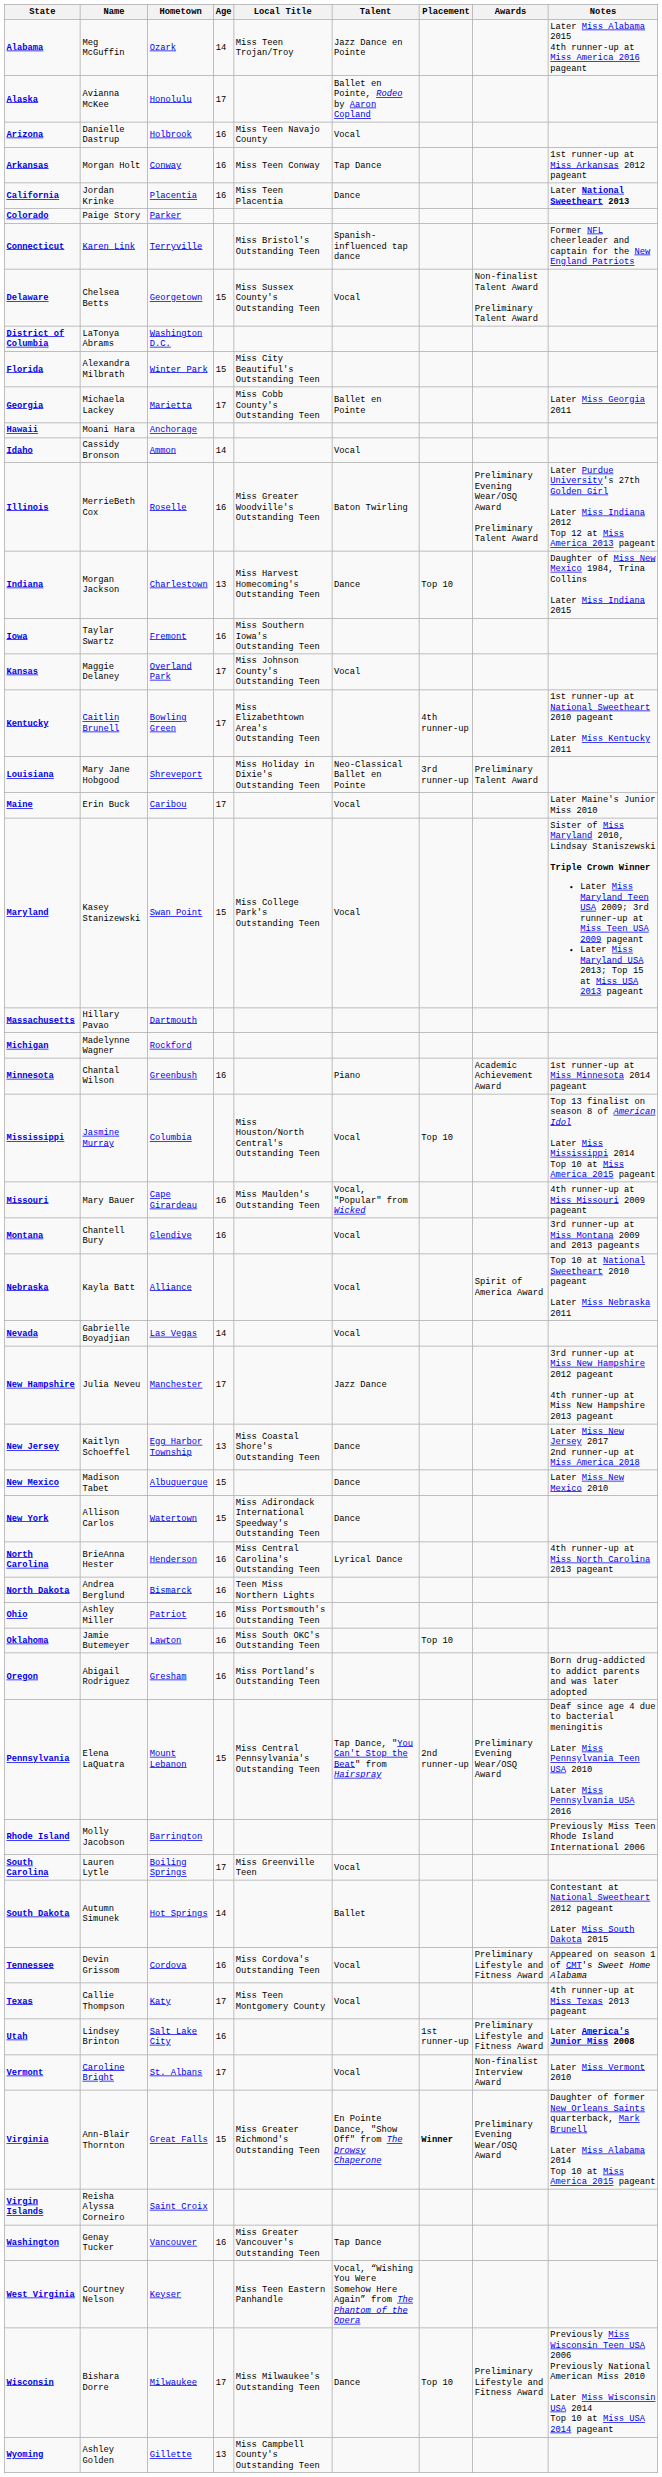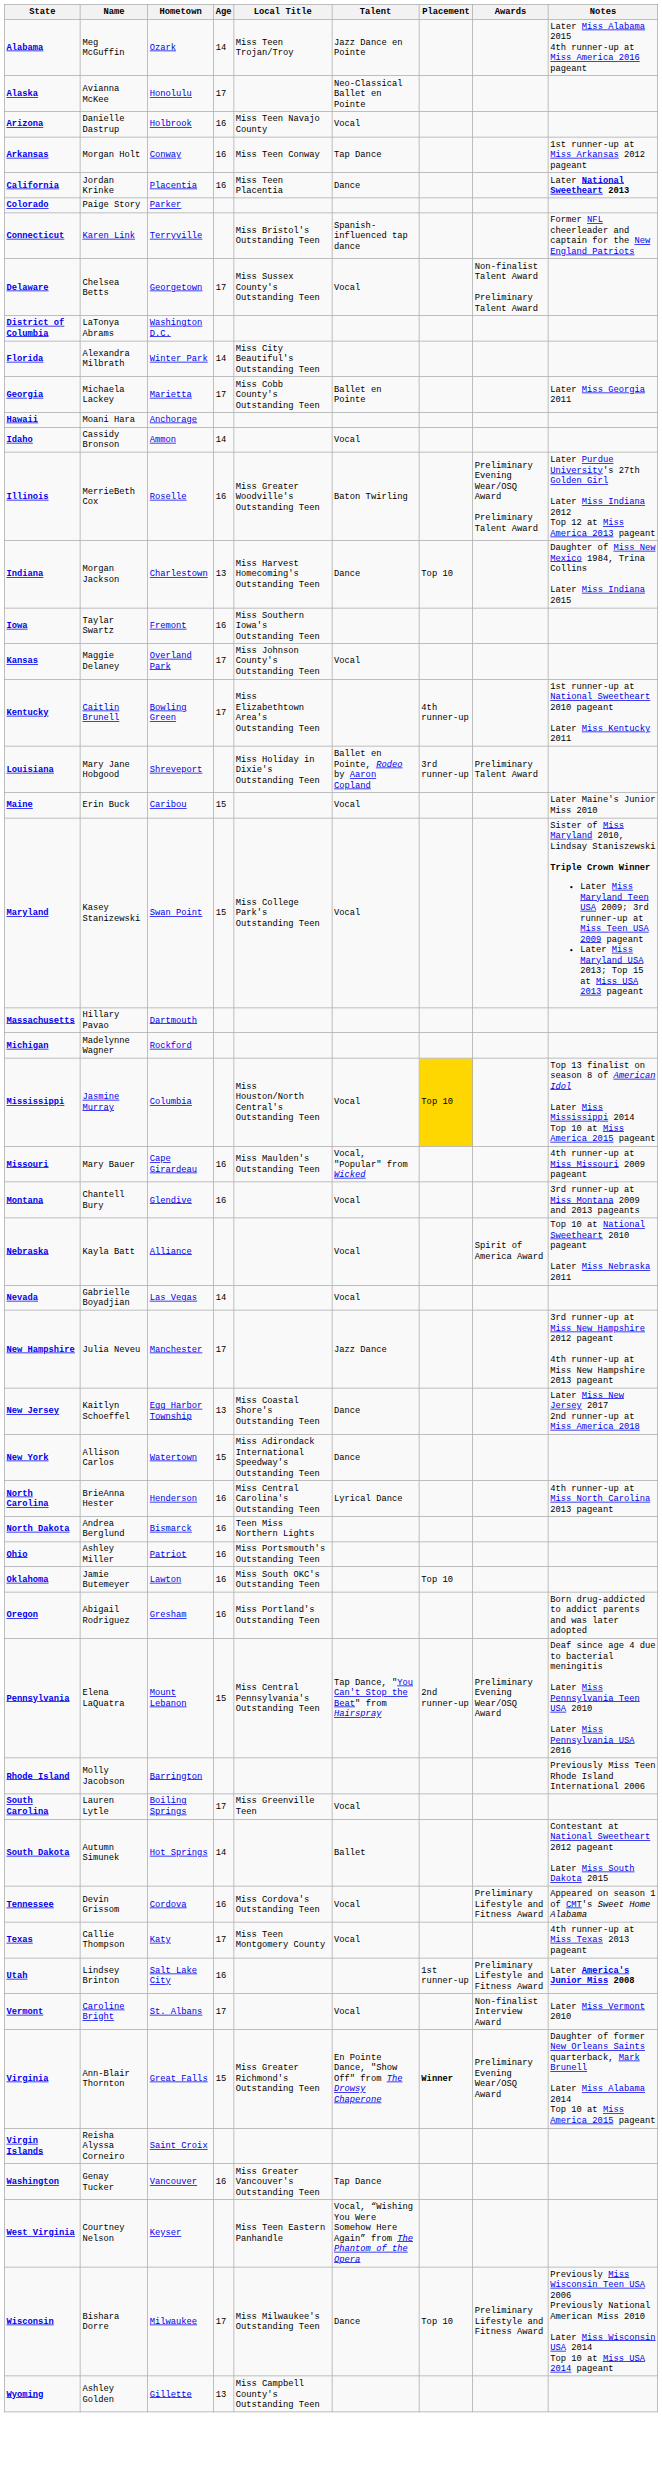(368, 99) Ballet en Pointe, Rodeo by Aaron Copland -> (368, 93) Neo-Classical Ballet en Pointe
(221, 297) 15 -> (221, 287) 17
(221, 369) 15 -> (221, 358) 14
(368, 775) Neo-Classical Ballet en Pointe -> (368, 769) Ballet en Pointe, Rodeo by Aaron Copland
(221, 805) 17 -> (221, 805) 15
- row: (30, 1076)
(437, 1138) no background -> (437, 1102) gold background
- row: (33, 1482)
